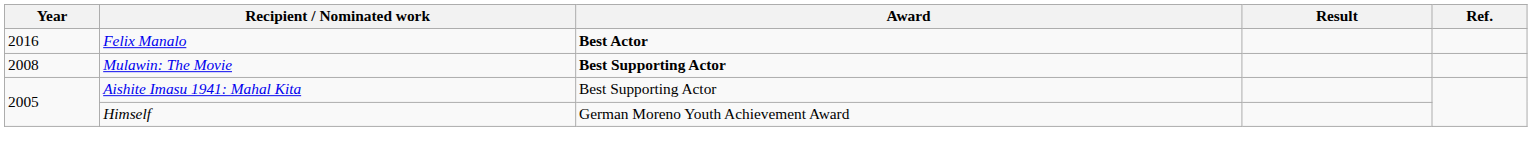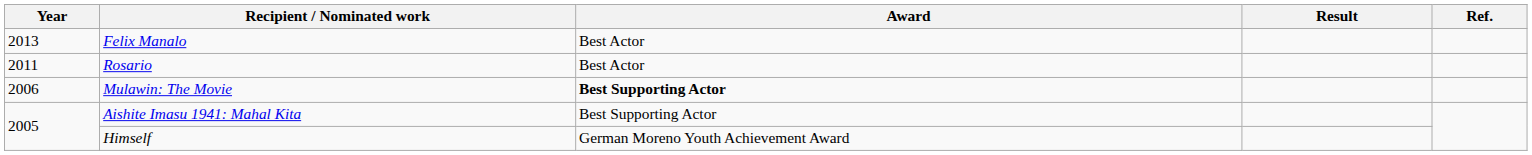(23, 41) 2016 -> (23, 41) 2013
(613, 41) bold -> (612, 41) normal
+ row: (128, 65)
(23, 65) 2008 -> (23, 89) 2006
